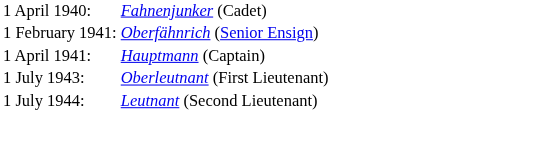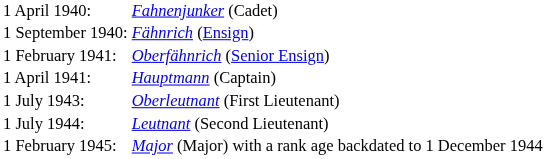+ row: (65, 33)
+ row: (60, 146)
